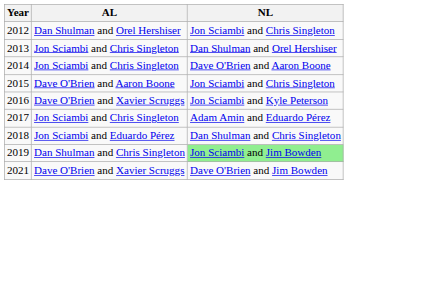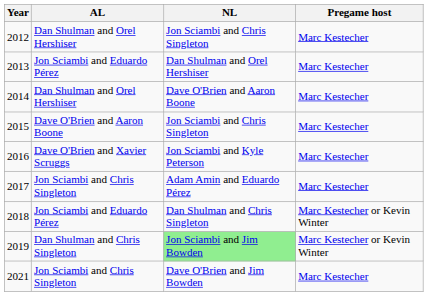+ column: (359, 13)
(106, 48) Jon Sciambi and Chris Singleton -> (91, 66) Jon Sciambi and Eduardo Pérez
(106, 65) Jon Sciambi and Chris Singleton -> (85, 96) Dan Shulman and Orel Hershiser
(109, 170) Dave O'Brien and Xavier Scruggs -> (84, 276) Jon Sciambi and Chris Singleton
